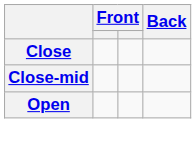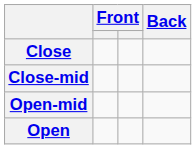+ row: (49, 104)
